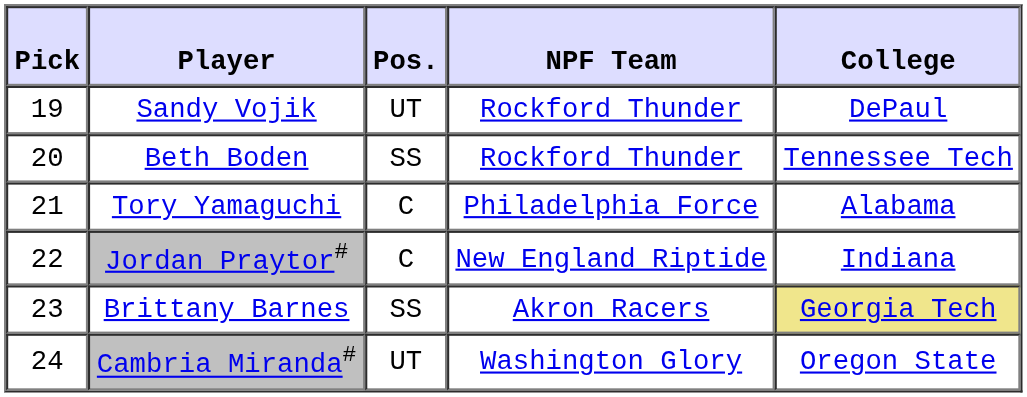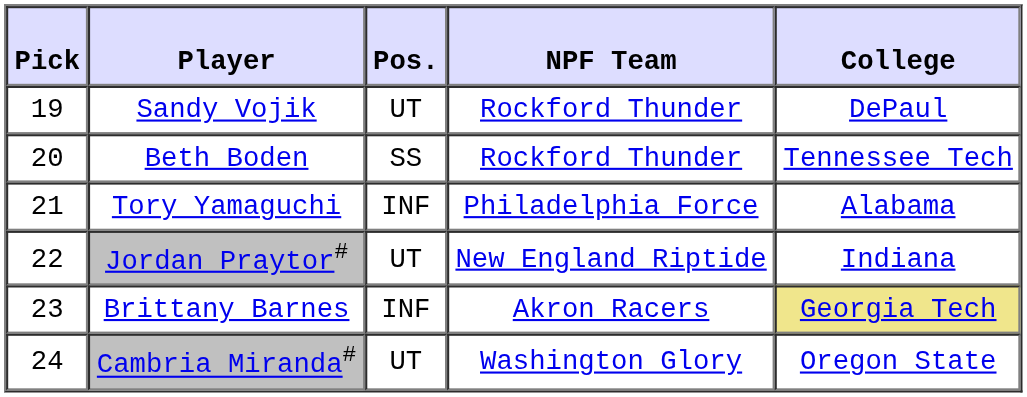(406, 207) C -> (406, 207) INF
(406, 258) C -> (406, 258) UT
(406, 310) SS -> (406, 310) INF
